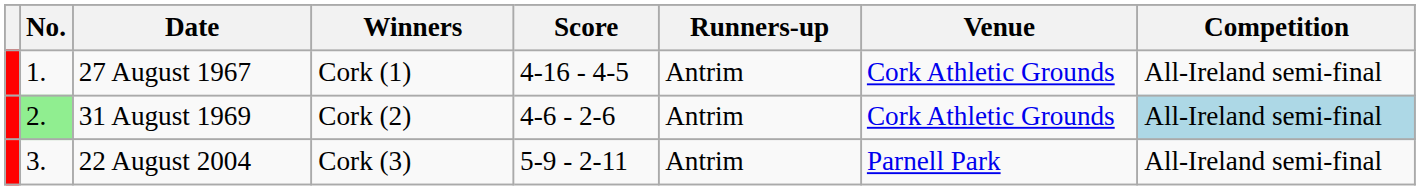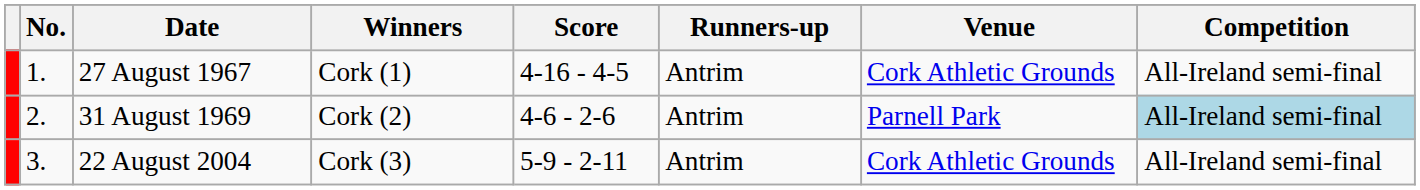(36, 117) lightgreen background -> (36, 117) no background
(991, 117) Cork Athletic Grounds -> (934, 117) Parnell Park
(934, 161) Parnell Park -> (991, 161) Cork Athletic Grounds
